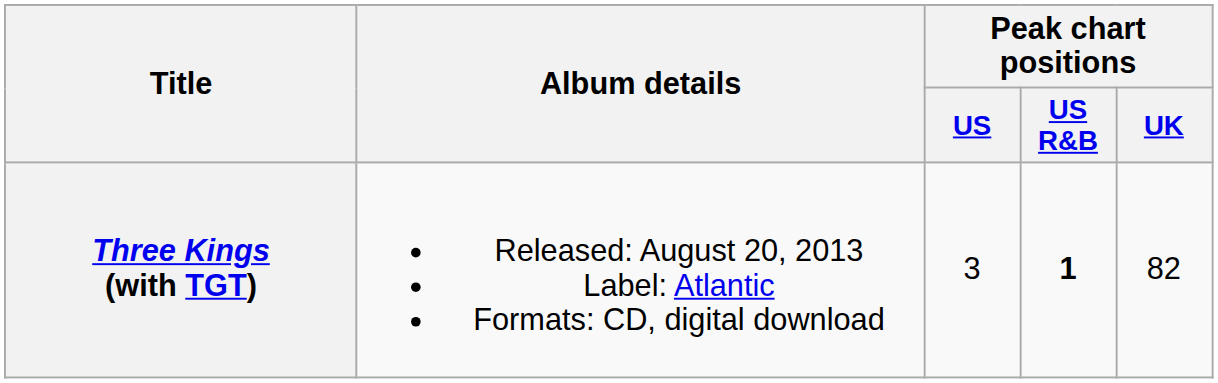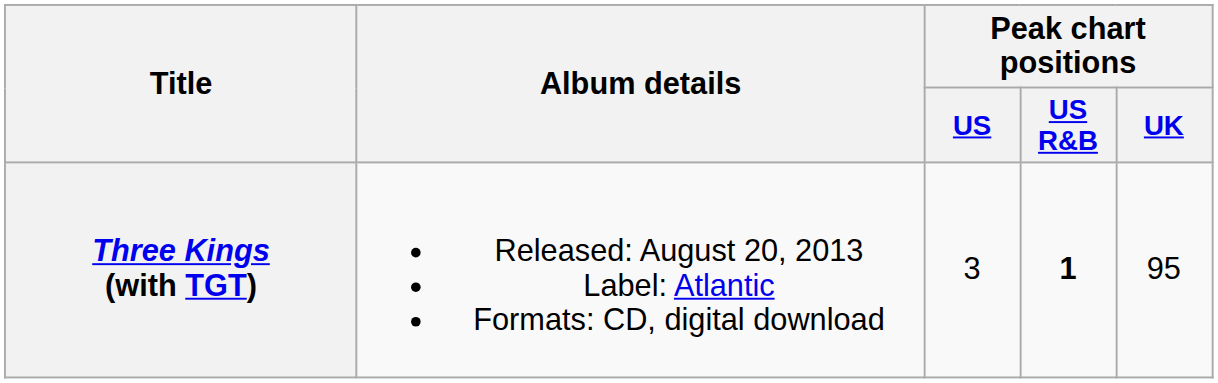(1164, 269) 82 -> (1164, 269) 95
